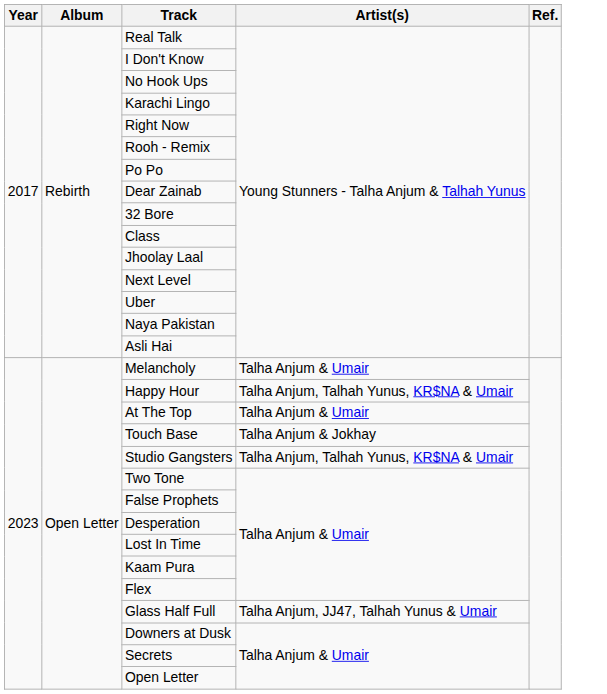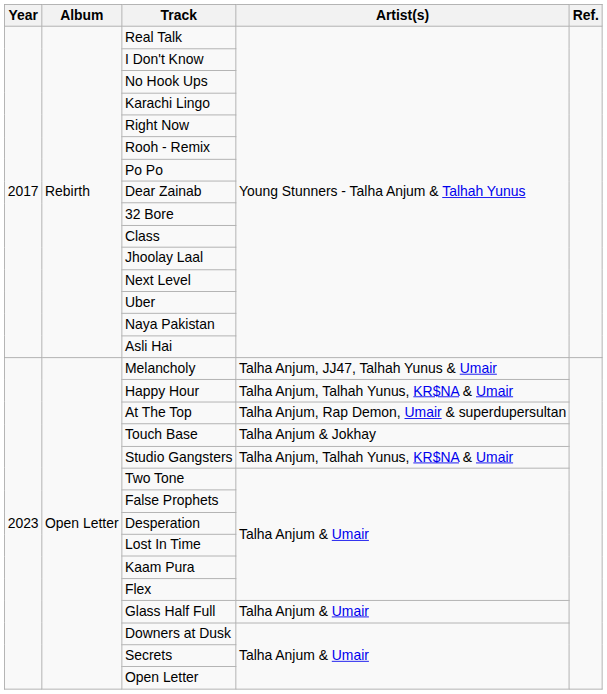(304, 368) Talha Anjum & Umair -> (368, 368) Talha Anjum, JJ47, Talhah Yunus & Umair
(304, 412) Talha Anjum & Umair -> (403, 412) Talha Anjum, Rap Demon, Umair & superdupersultan
(368, 611) Talha Anjum, JJ47, Talhah Yunus & Umair -> (304, 611) Talha Anjum & Umair
